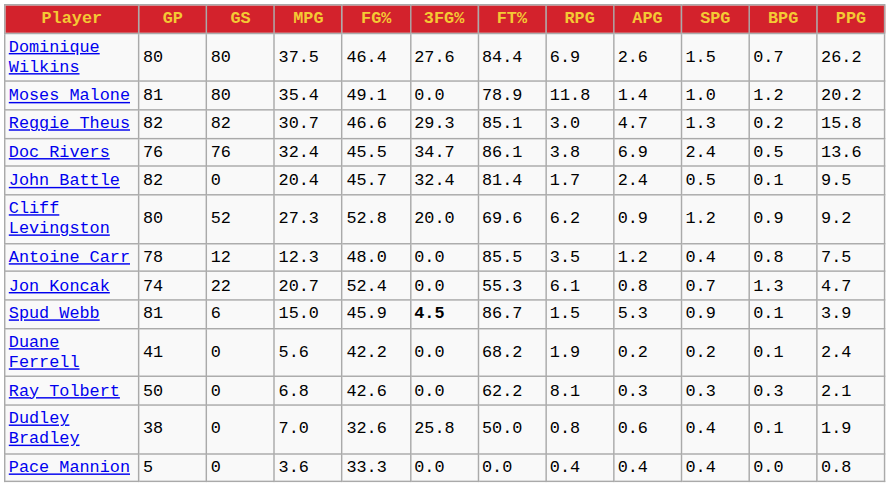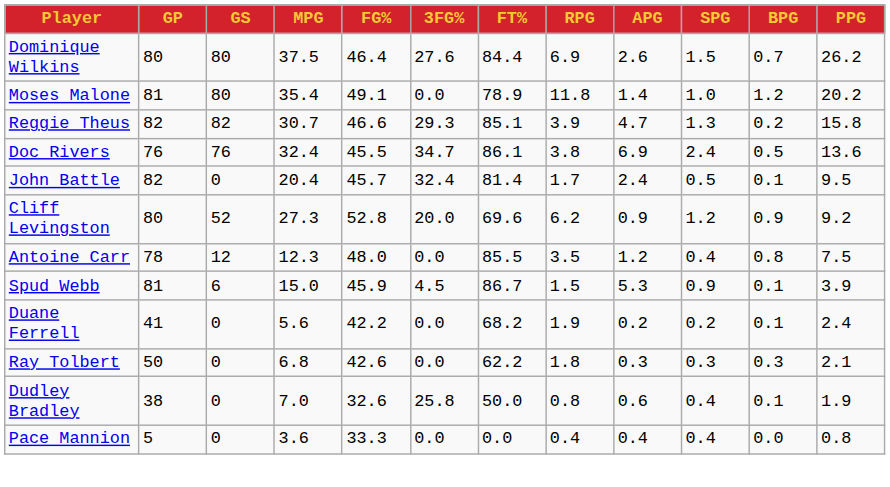(565, 124) 3.0 -> (565, 124) 3.9
- row: (59, 285)
(429, 314) bold -> (429, 285) normal
(565, 390) 8.1 -> (565, 362) 1.8
